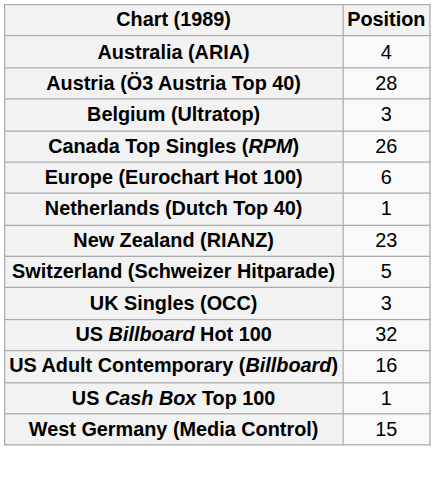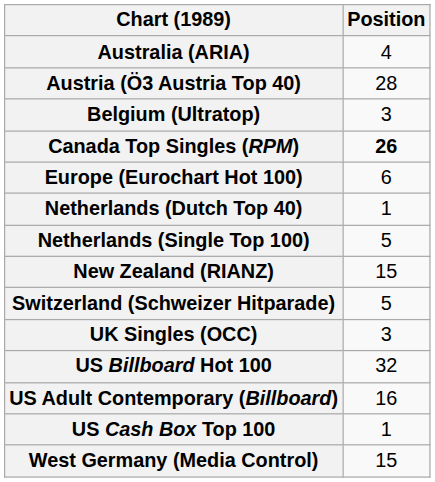(386, 146) normal -> (386, 146) bold
+ row: (174, 240)
(386, 240) 23 -> (386, 271) 15
